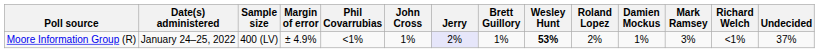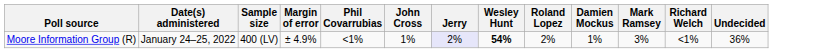- column: (501, 18)
(548, 40) 53% -> (501, 40) 54%
(786, 40) 37% -> (740, 40) 36%
